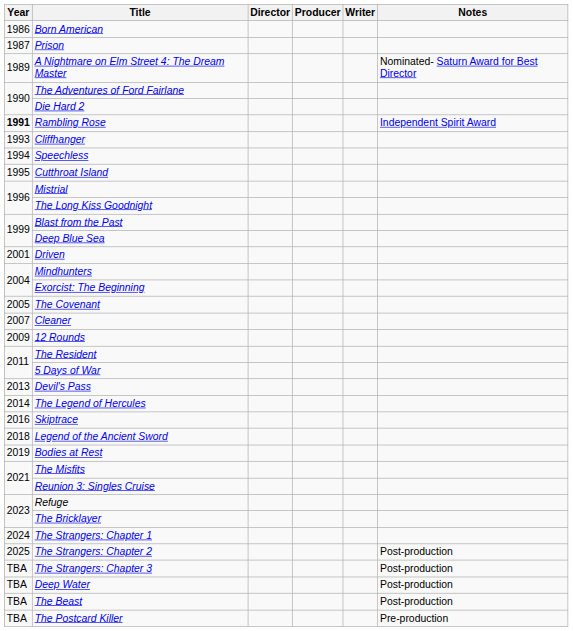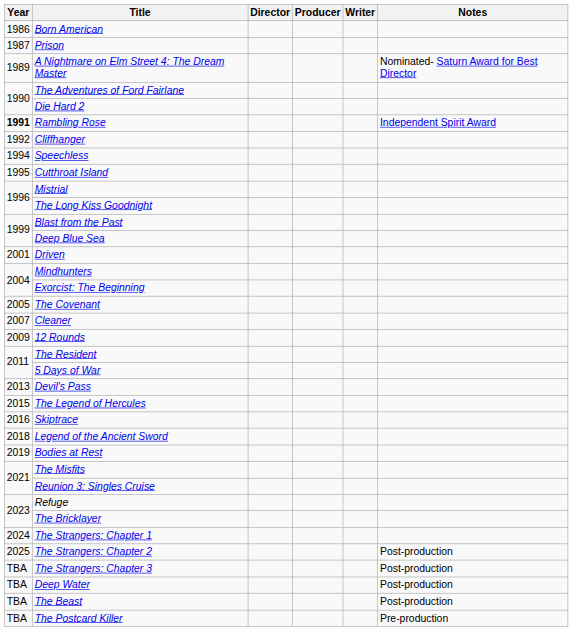(18, 139) 1993 -> (18, 139) 1992
(18, 403) 2014 -> (18, 403) 2015
